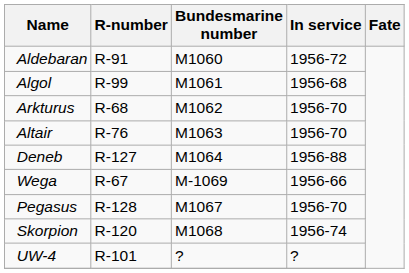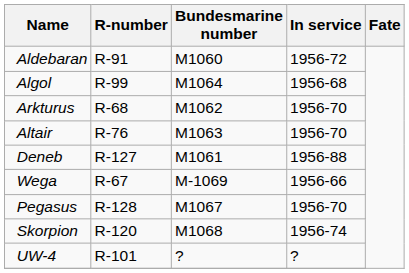(199, 83) M1061 -> (199, 83) M1064
(199, 157) M1064 -> (199, 157) M1061
